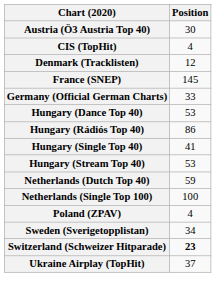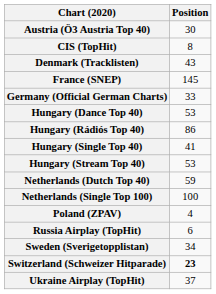(190, 46) 4 -> (190, 46) 8
(190, 63) 12 -> (190, 63) 43
+ row: (87, 230)
